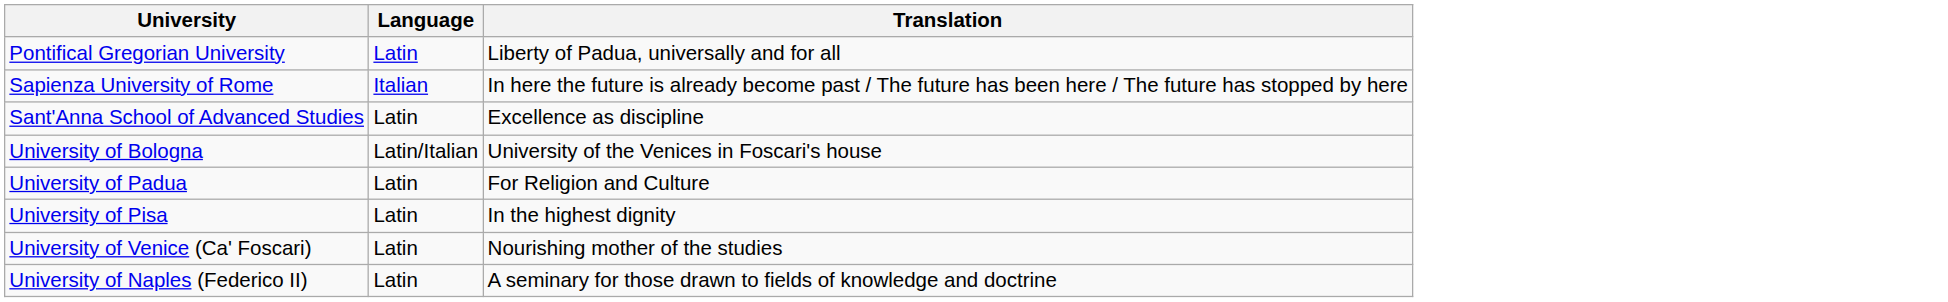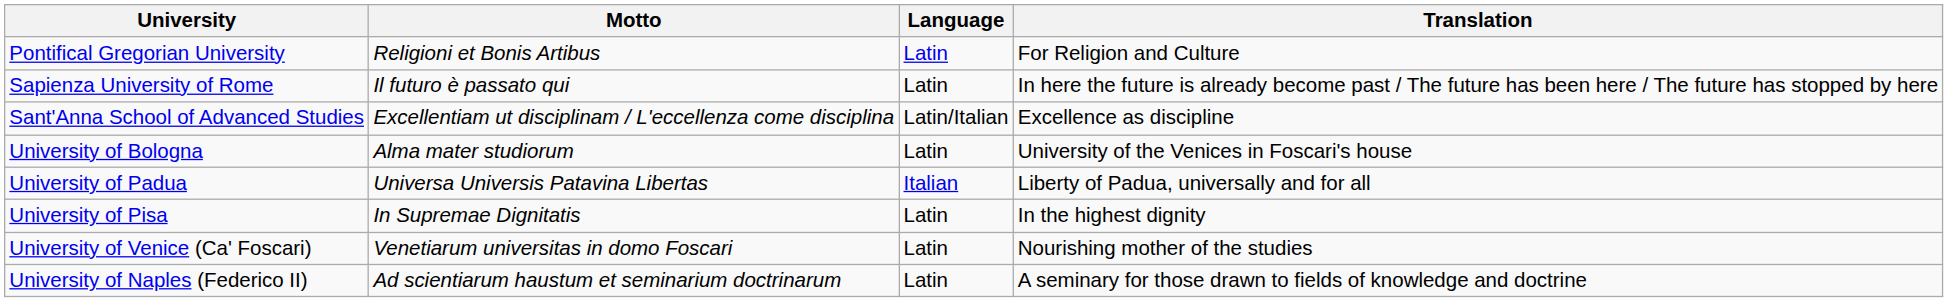+ column: (634, 20)
(664, 53) Liberty of Padua, universally and for all -> (1129, 53) For Religion and Culture
(401, 85) Italian -> (926, 85) Latin
(396, 118) Latin -> (956, 118) Latin/Italian
(426, 150) Latin/Italian -> (926, 150) Latin
(396, 183) Latin -> (931, 183) Italian
(599, 183) For Religion and Culture -> (1194, 183) Liberty of Padua, universally and for all
